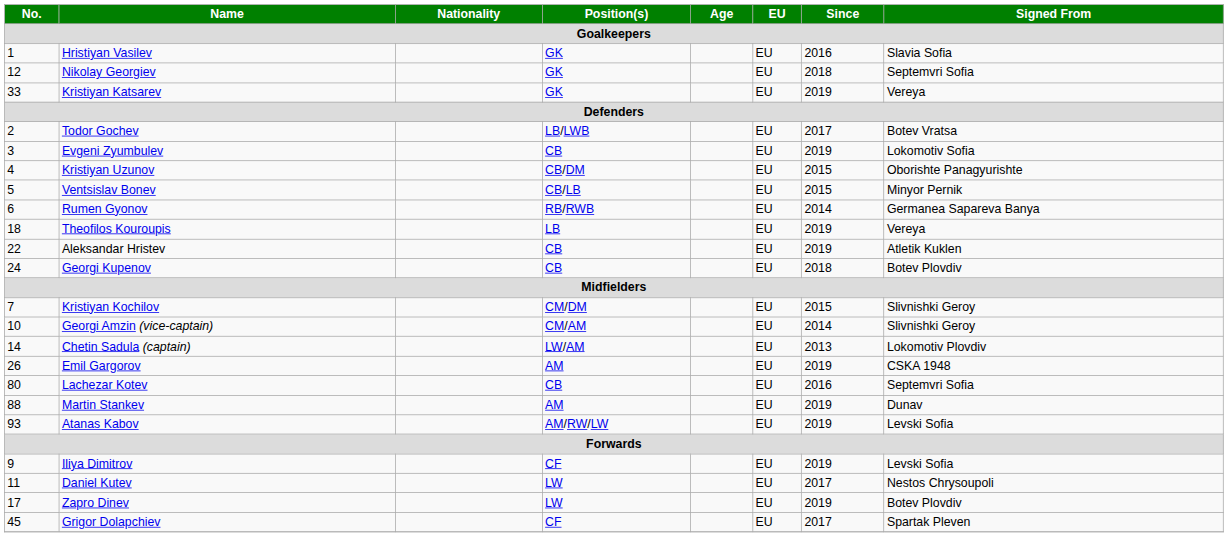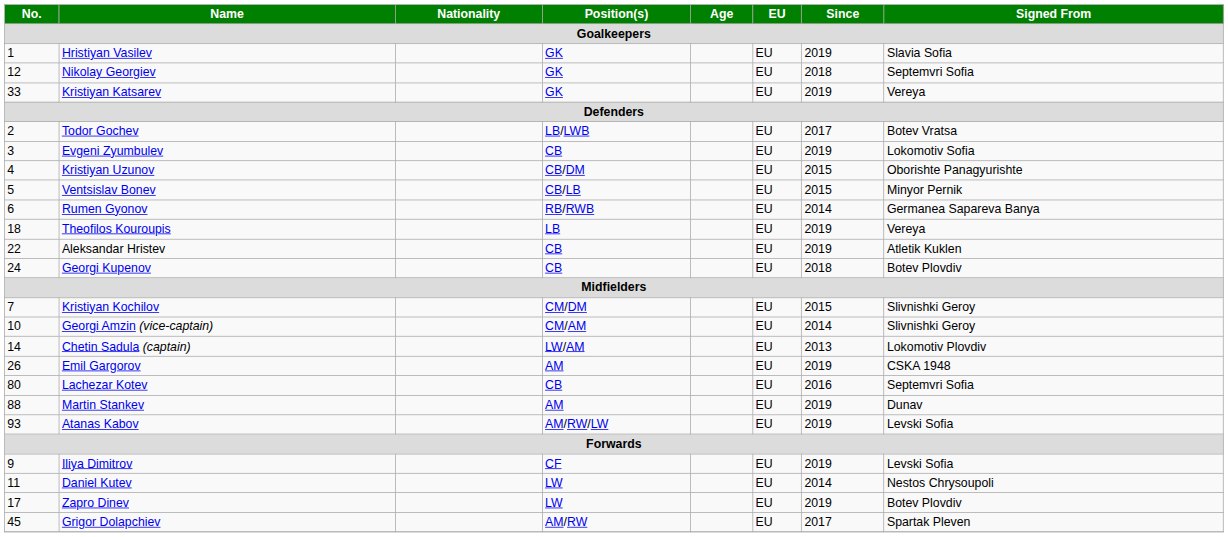(818, 53) 2016 -> (818, 53) 2019
(818, 483) 2017 -> (818, 483) 2014
(553, 522) CF -> (566, 522) AM/RW
